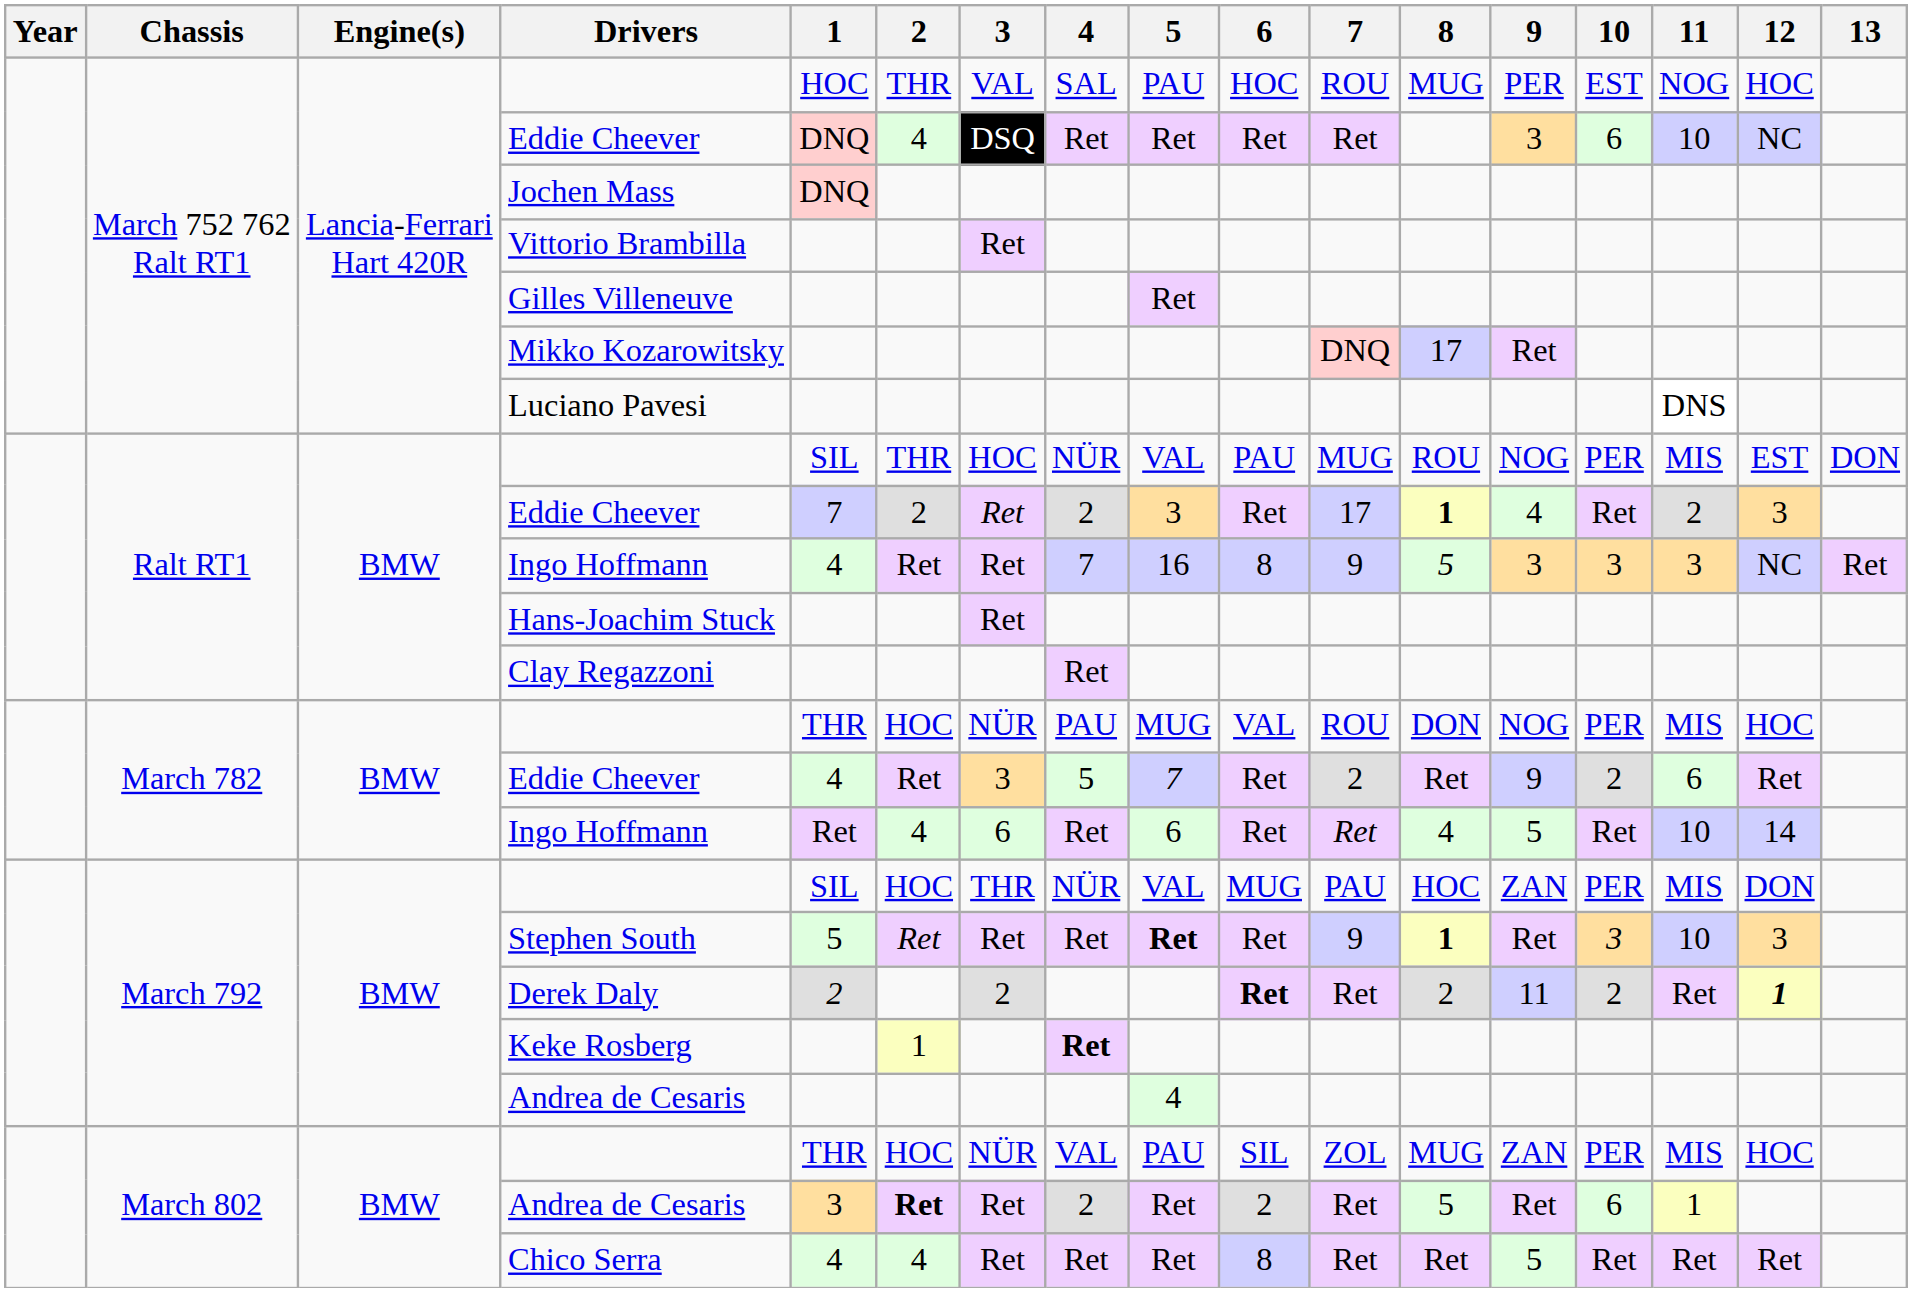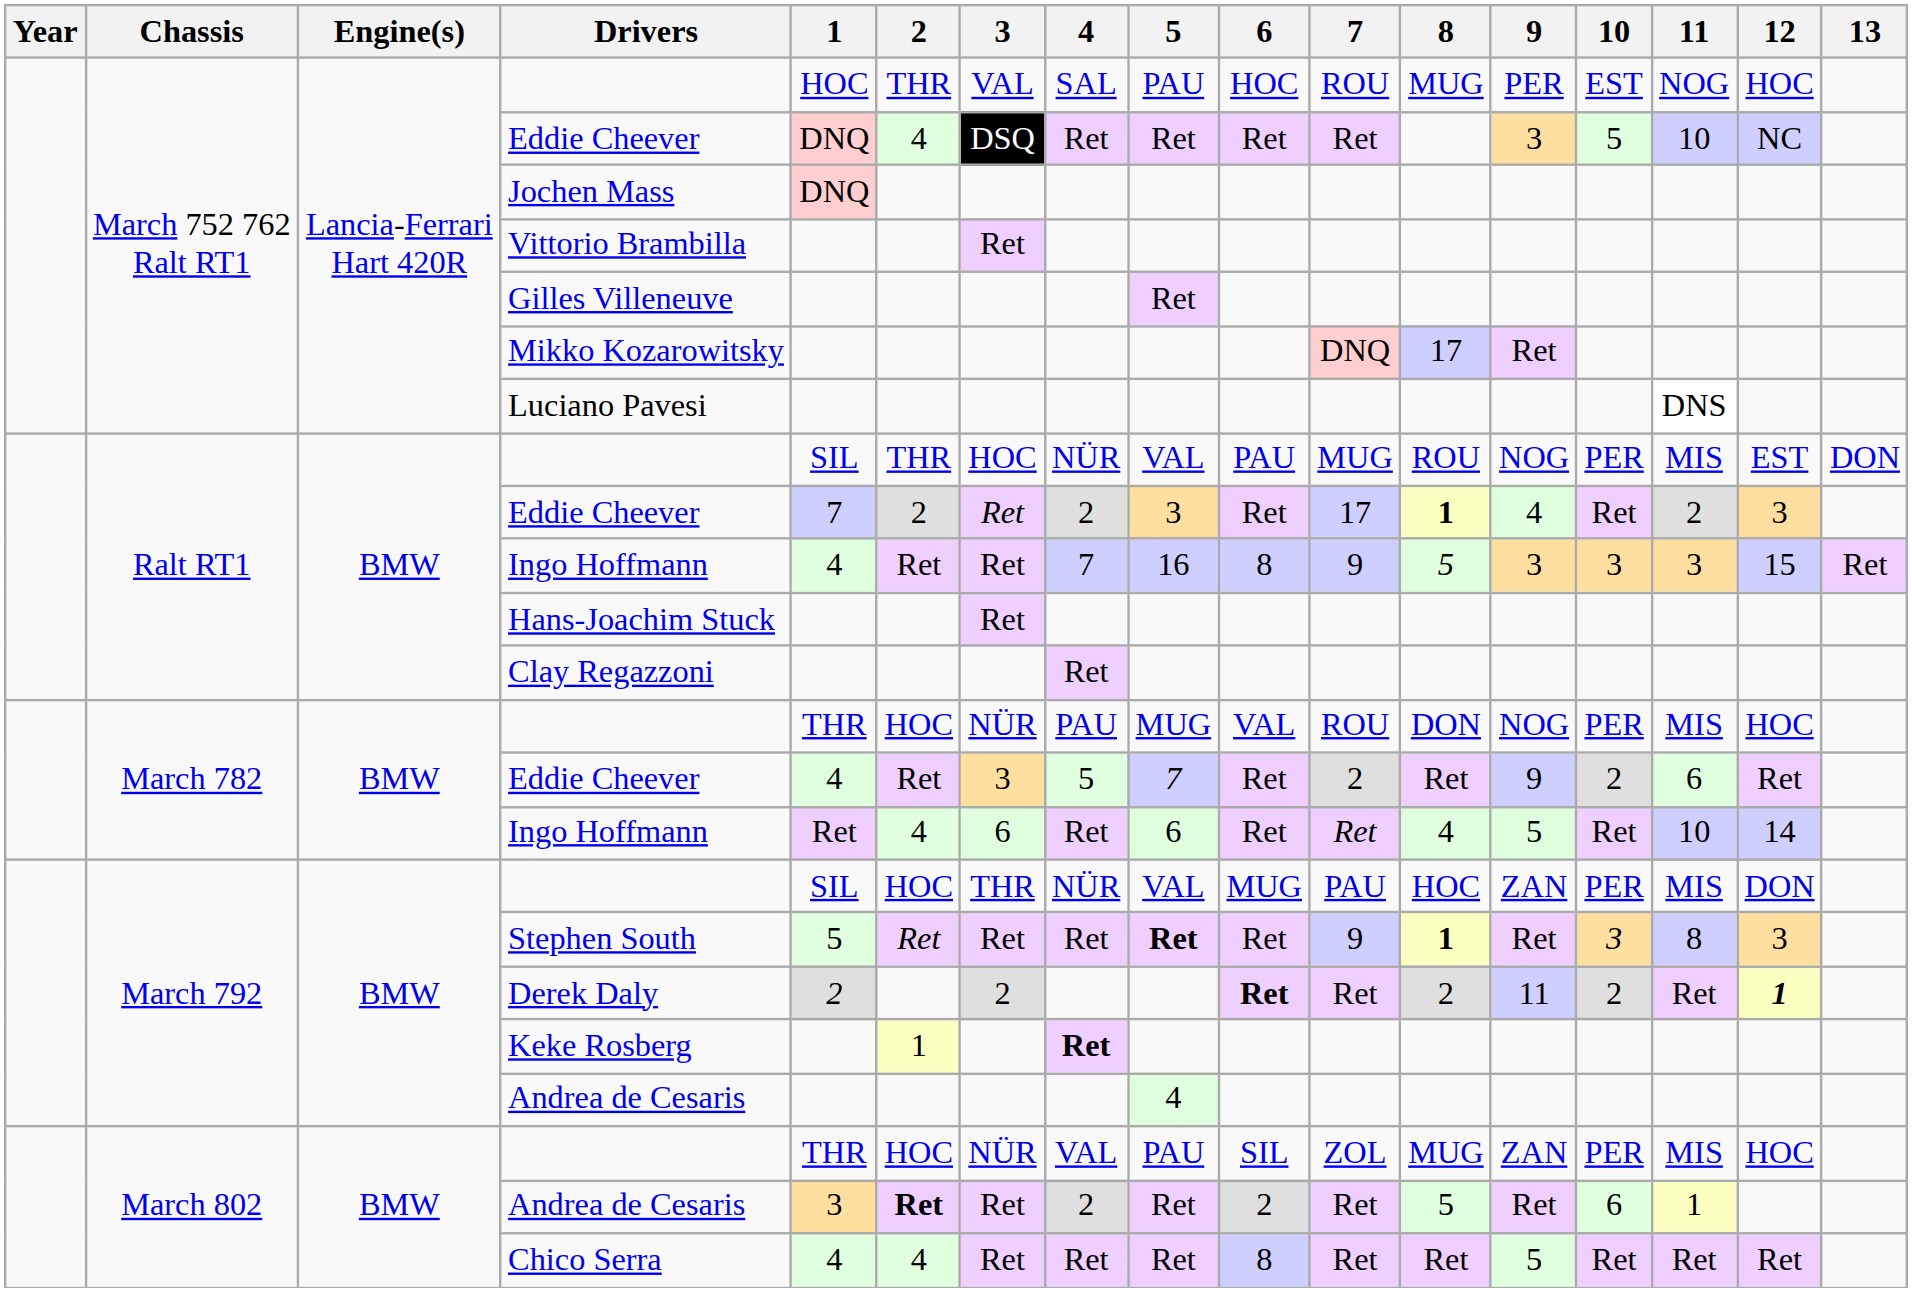(1614, 137) 6 -> (1614, 137) 5
(1780, 564) NC -> (1780, 564) 15
(1694, 938) 10 -> (1694, 938) 8
